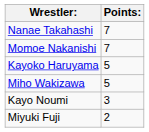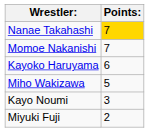(107, 30) no background -> (107, 30) gold background
(107, 65) 5 -> (107, 65) 6
